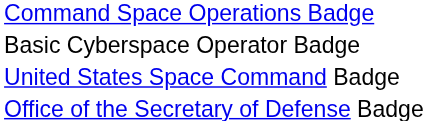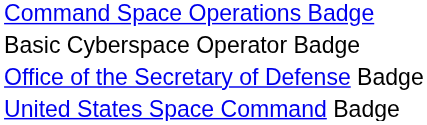rows swapped: (214, 109) <-> (202, 77)
